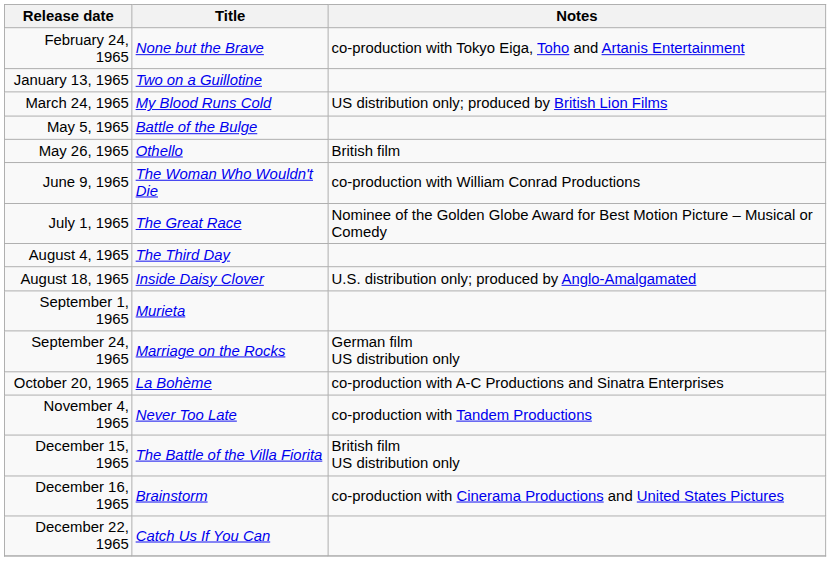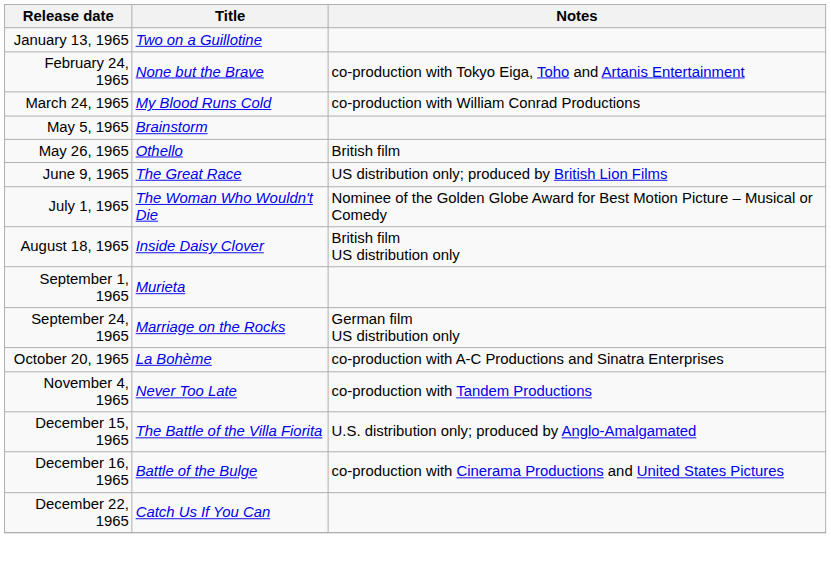rows swapped: (71, 80) <-> (87, 48)
(499, 103) US distribution only; produced by British Lion Films -> (486, 103) co-production with William Conrad Productions
(196, 127) Battle of the Bulge -> (172, 127) Brainstorm
(224, 183) The Woman Who Wouldn't Die -> (189, 174) The Great Race
(486, 183) co-production with William Conrad Productions -> (499, 174) US distribution only; produced by British Lion Films
(189, 223) The Great Race -> (224, 206) The Woman Who Wouldn't Die
- row: (79, 255)
(514, 278) U.S. distribution only; produced by Anglo-Amalgamated -> (396, 246) British film US distribution only
(396, 455) British film US distribution only -> (514, 431) U.S. distribution only; produced by Anglo-Amalgamated
(172, 495) Brainstorm -> (196, 472) Battle of the Bulge
